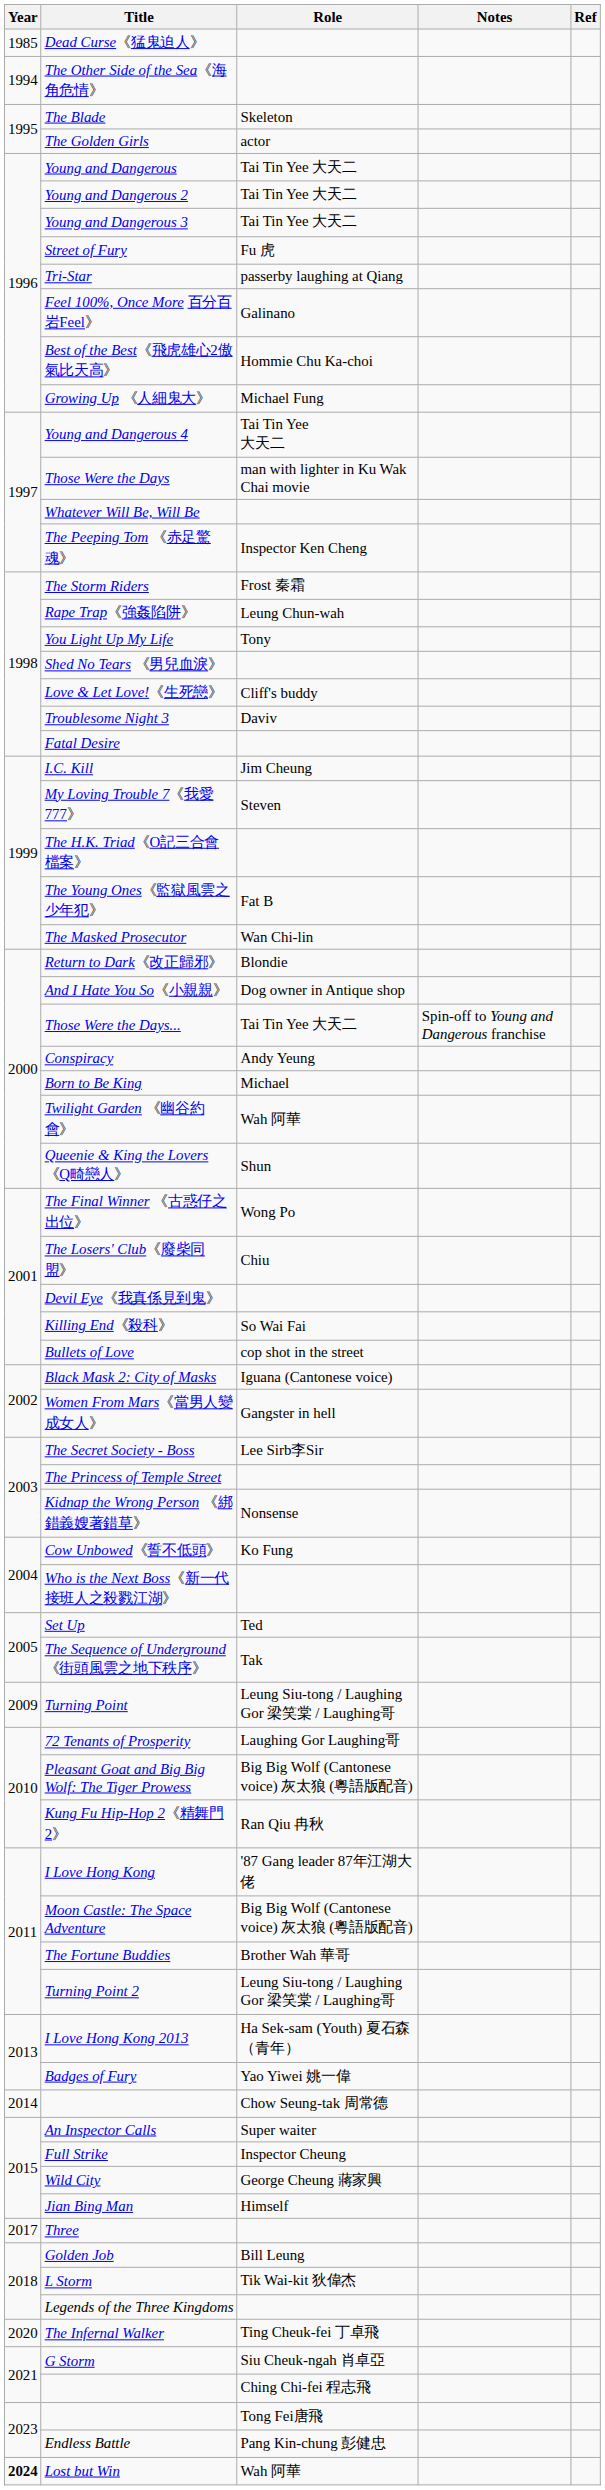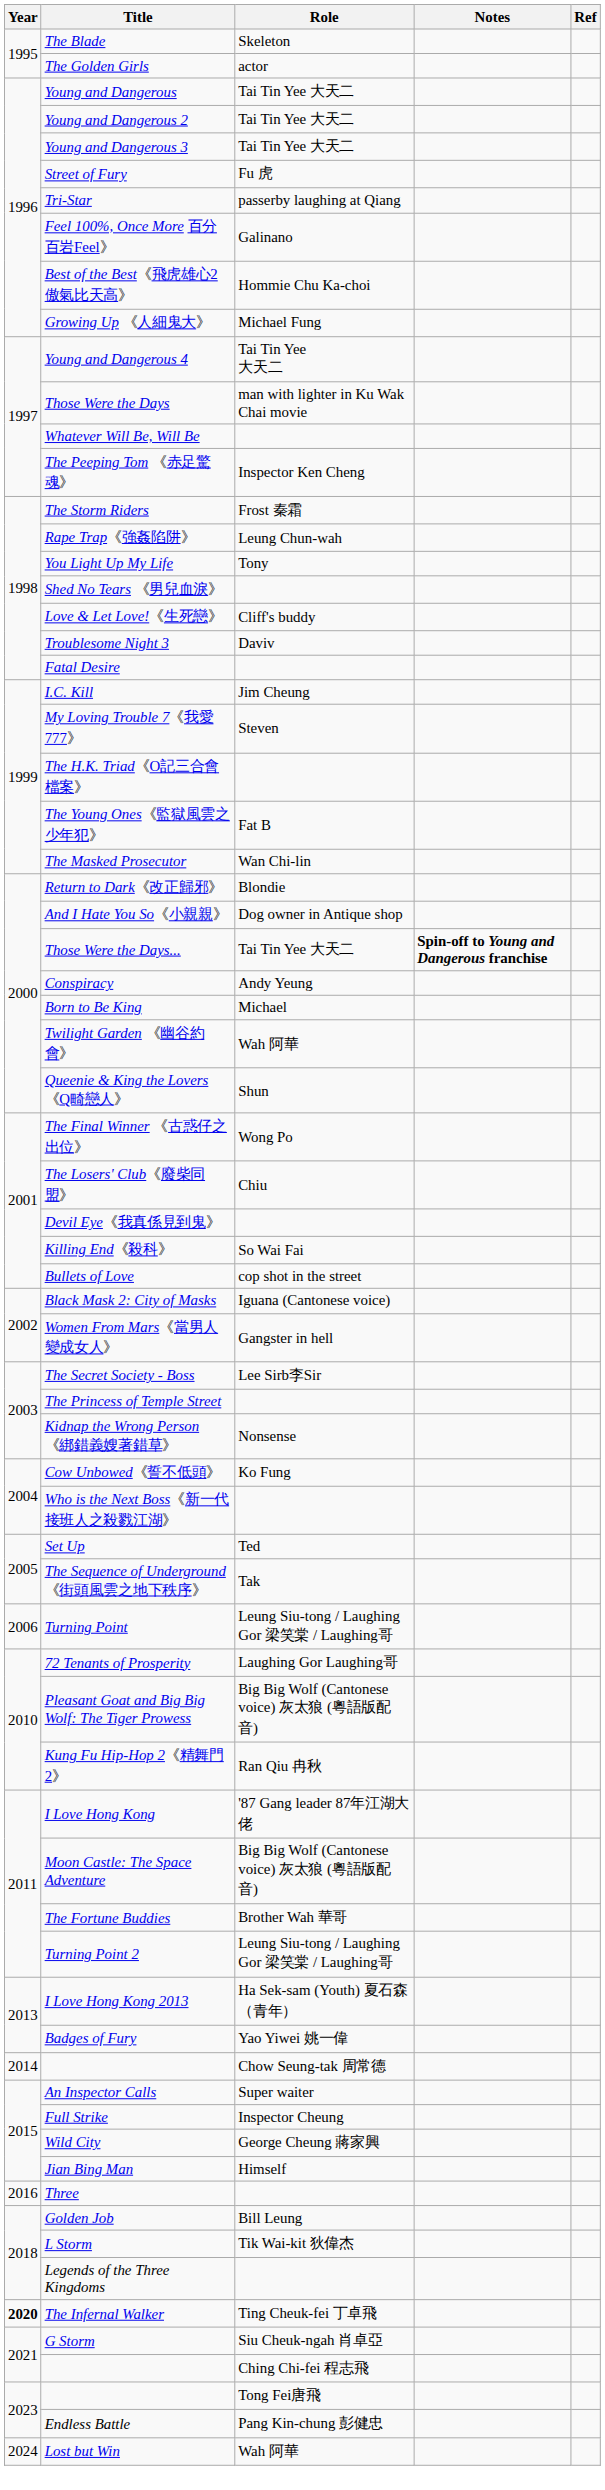- row: (125, 42)
- row: (136, 80)
(487, 1025) normal -> (486, 949) bold
(23, 1705) 2009 -> (23, 1626) 2006
(23, 2230) 2017 -> (23, 2193) 2016
(23, 2333) normal -> (23, 2313) bold
(23, 2471) bold -> (23, 2451) normal
